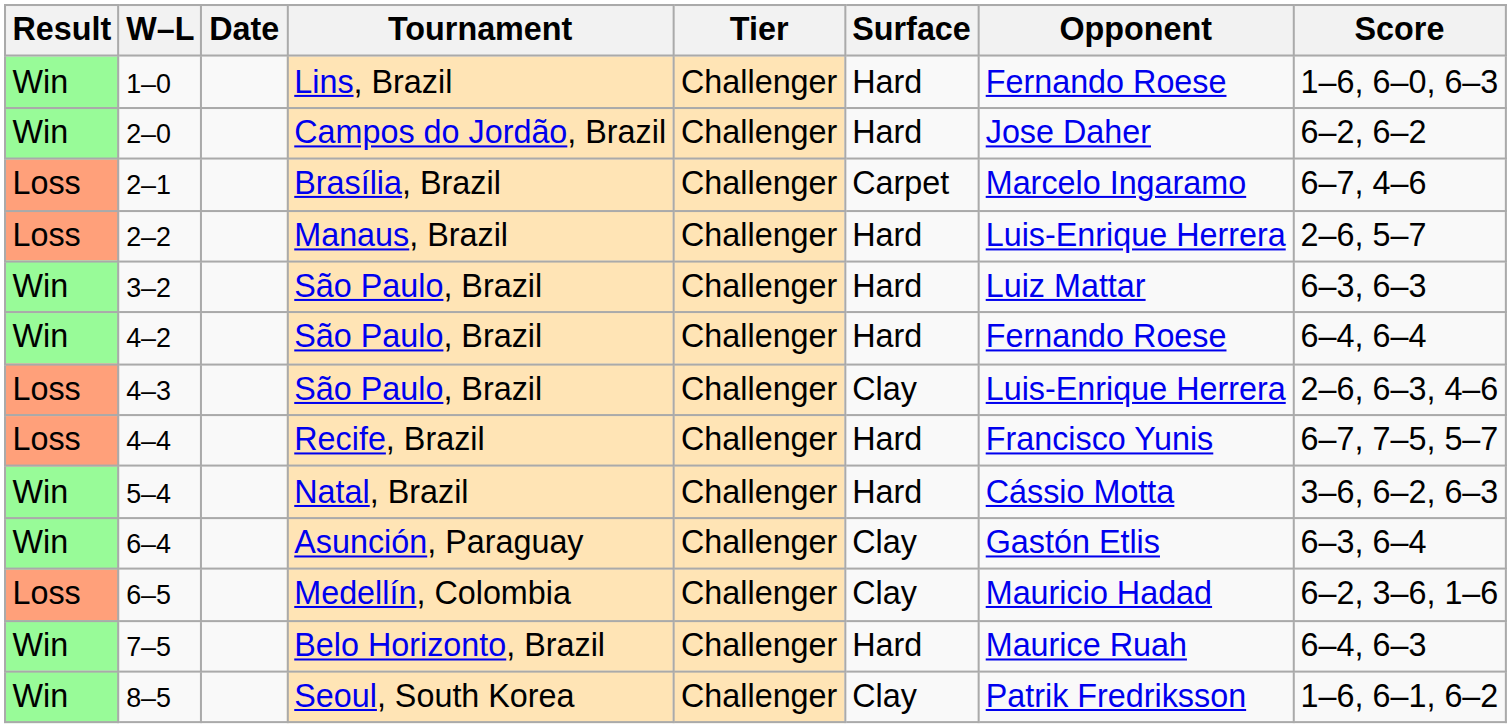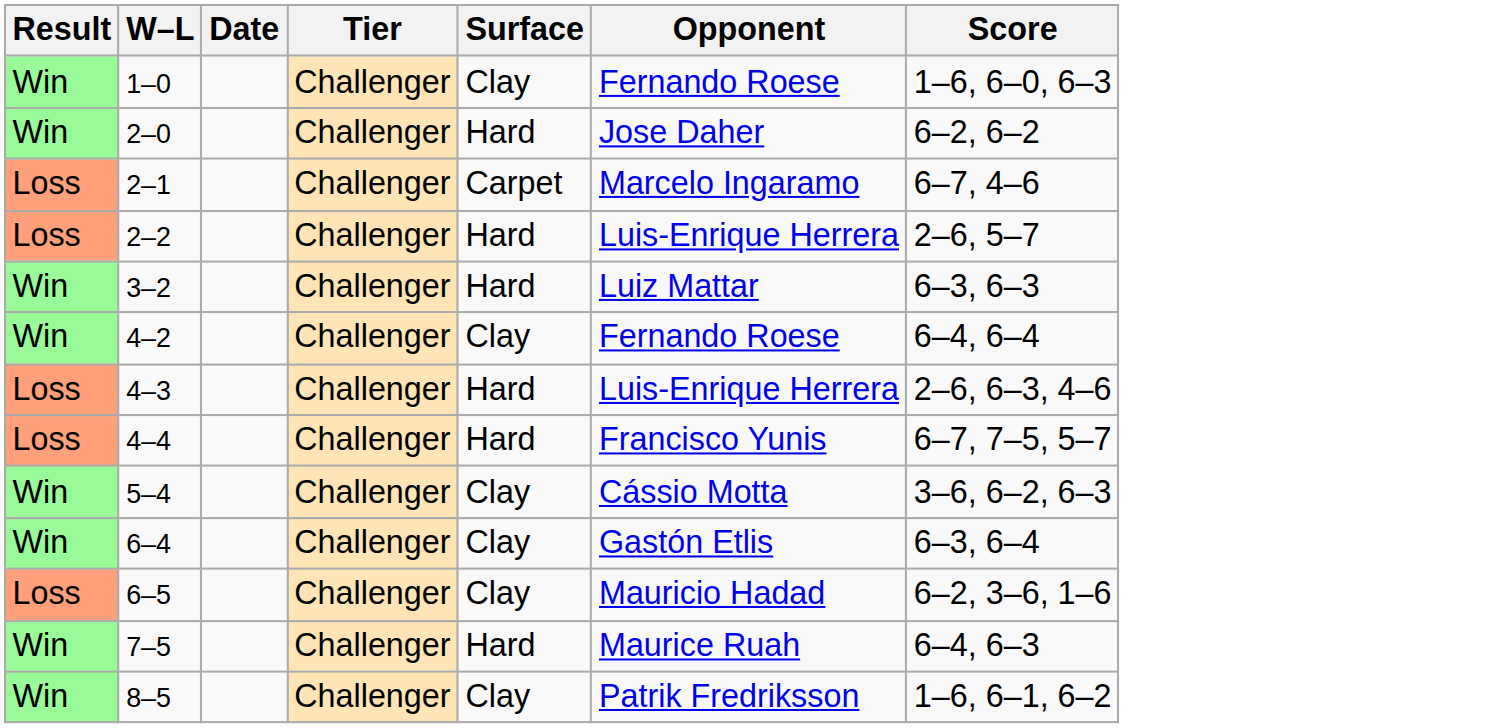- column: (480, 30)
(887, 81) Hard -> (498, 81) Clay
(887, 337) Hard -> (498, 337) Clay
(885, 388) Clay -> (501, 388) Hard
(887, 491) Hard -> (498, 491) Clay
